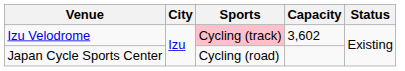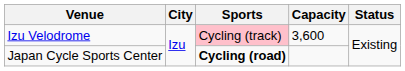(304, 35) 3,602 -> (308, 35) 3,600
(239, 55) normal -> (242, 55) bold
